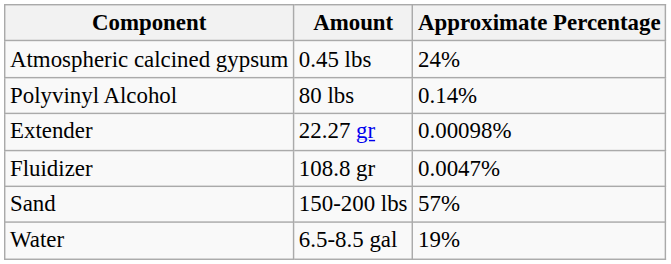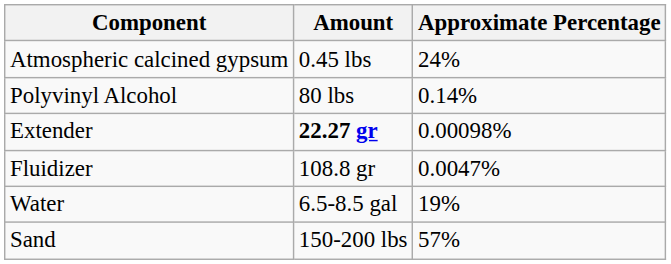(337, 131) normal -> (338, 131) bold
rows swapped: (33, 204) <-> (37, 240)
